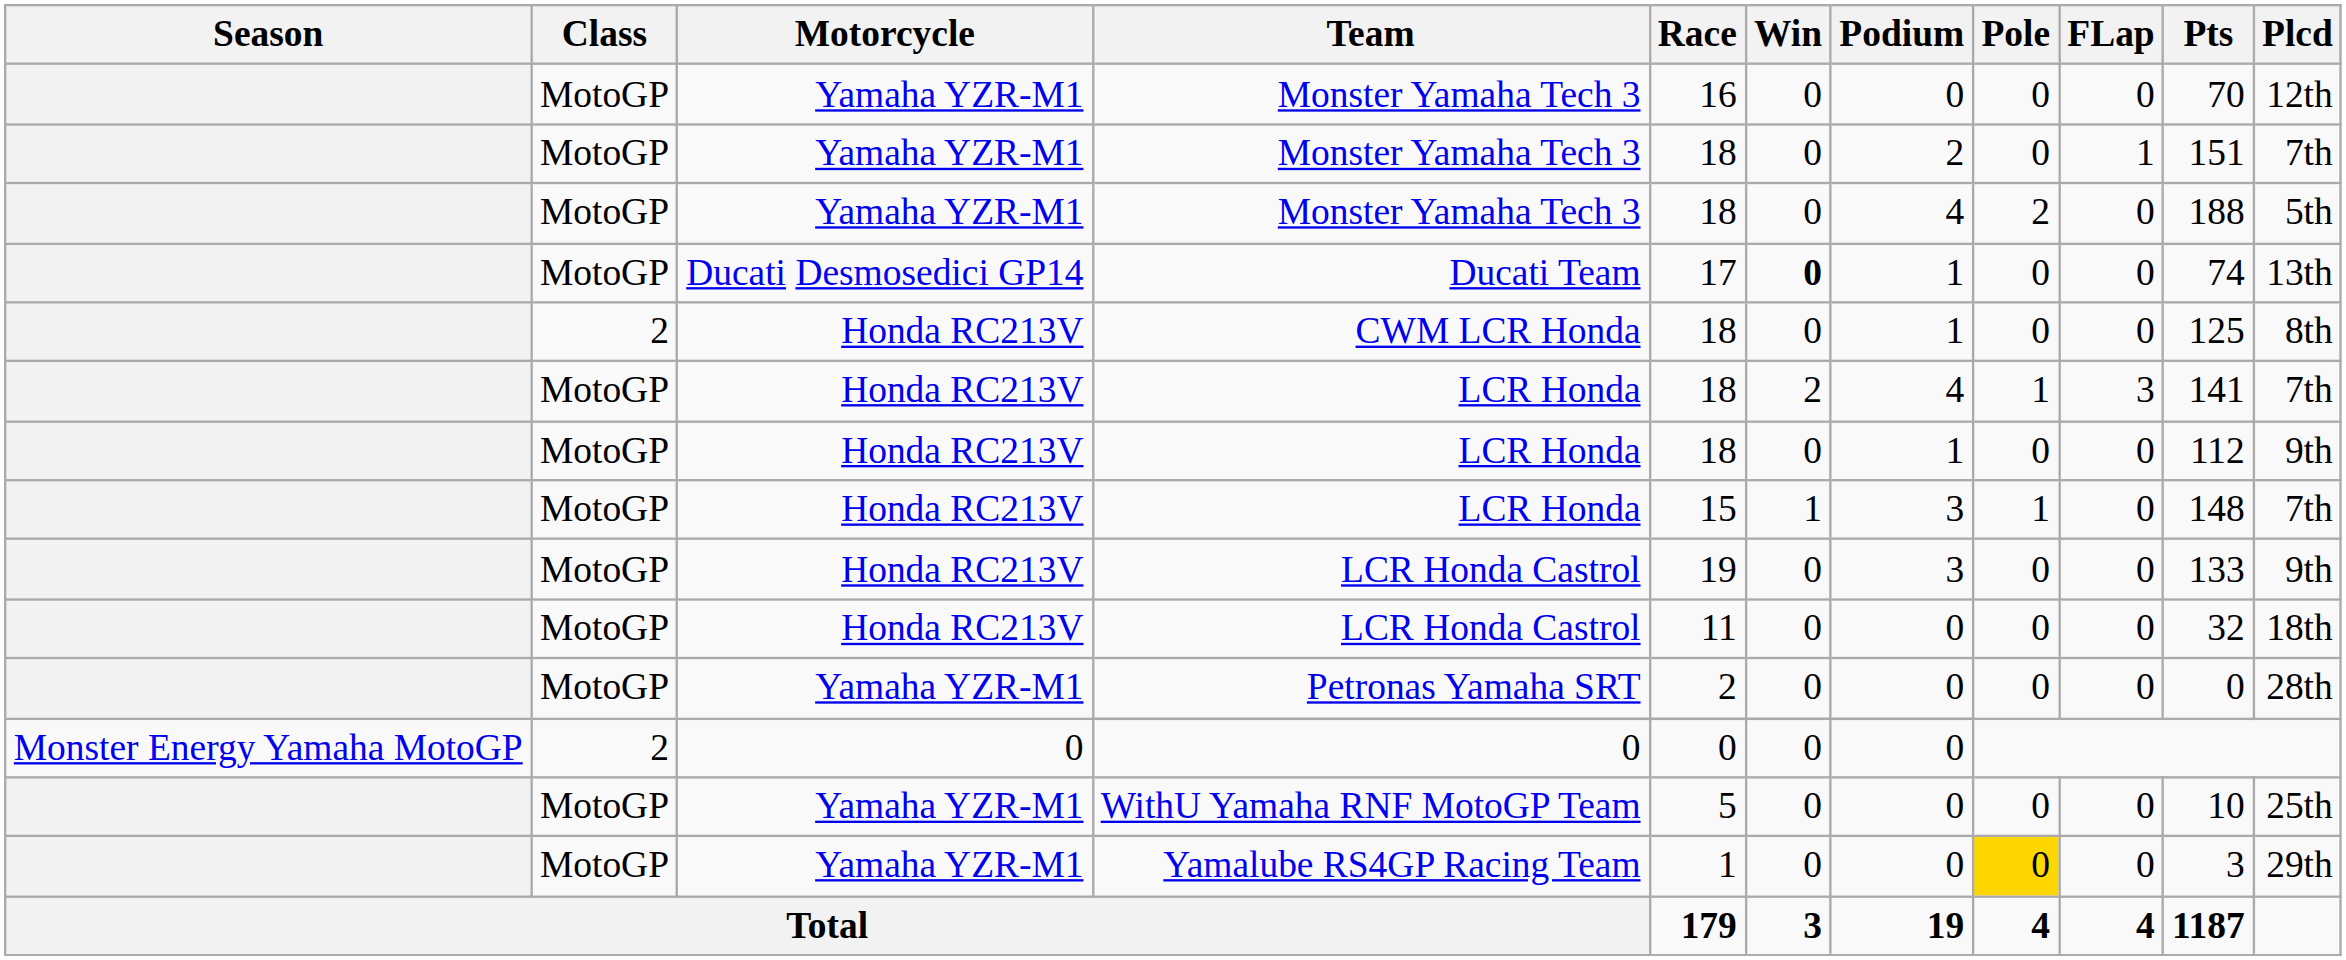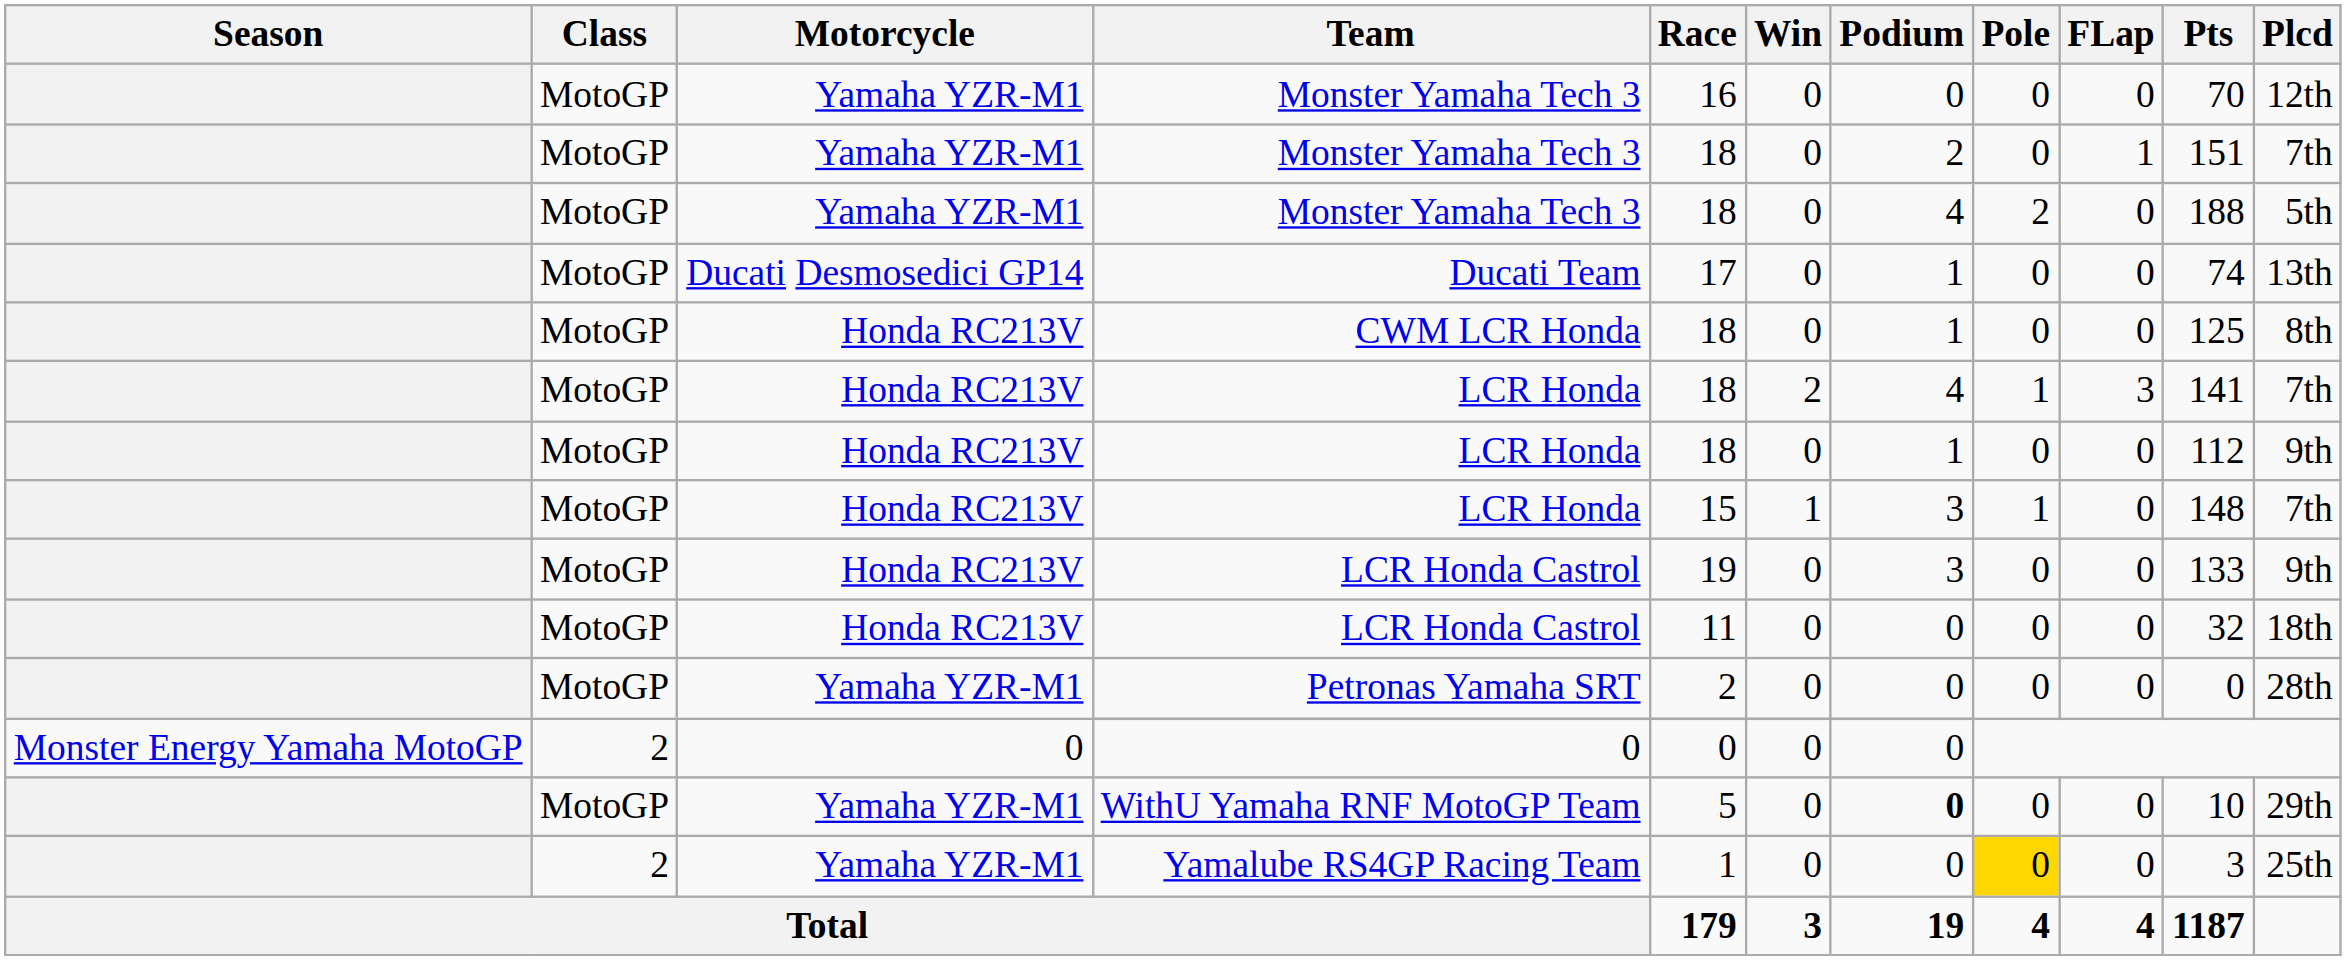(1813, 271) bold -> (1813, 271) normal
(660, 331) 2 -> (604, 331) MotoGP
(1955, 806) normal -> (1955, 806) bold
(2299, 806) 25th -> (2299, 806) 29th
(604, 865) MotoGP -> (660, 865) 2
(2299, 865) 29th -> (2299, 865) 25th
